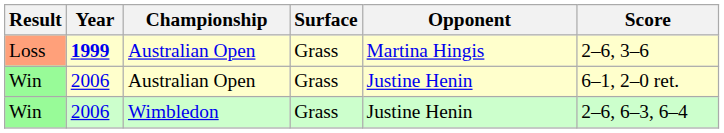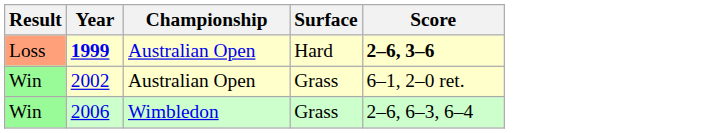- column: (469, 19)
(316, 50) Grass -> (314, 50) Hard
(615, 50) normal -> (401, 50) bold
(90, 81) 2006 -> (90, 81) 2002
